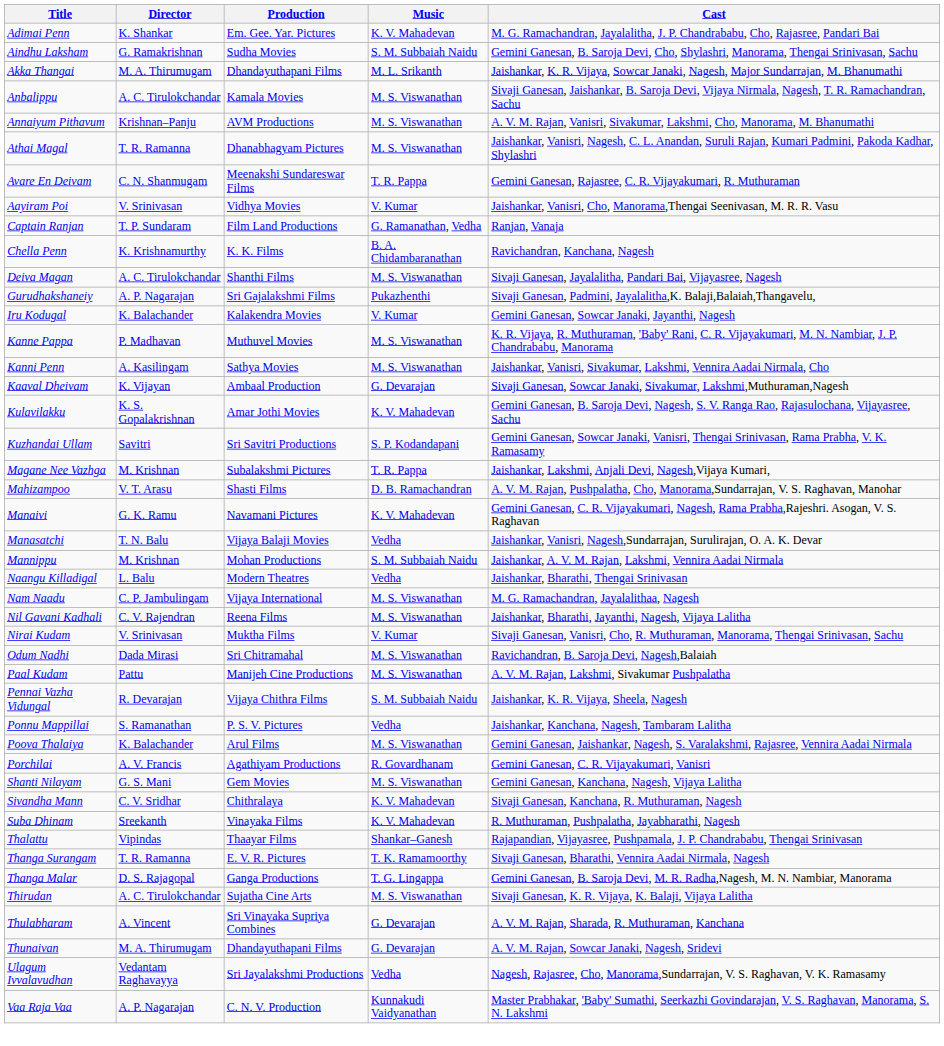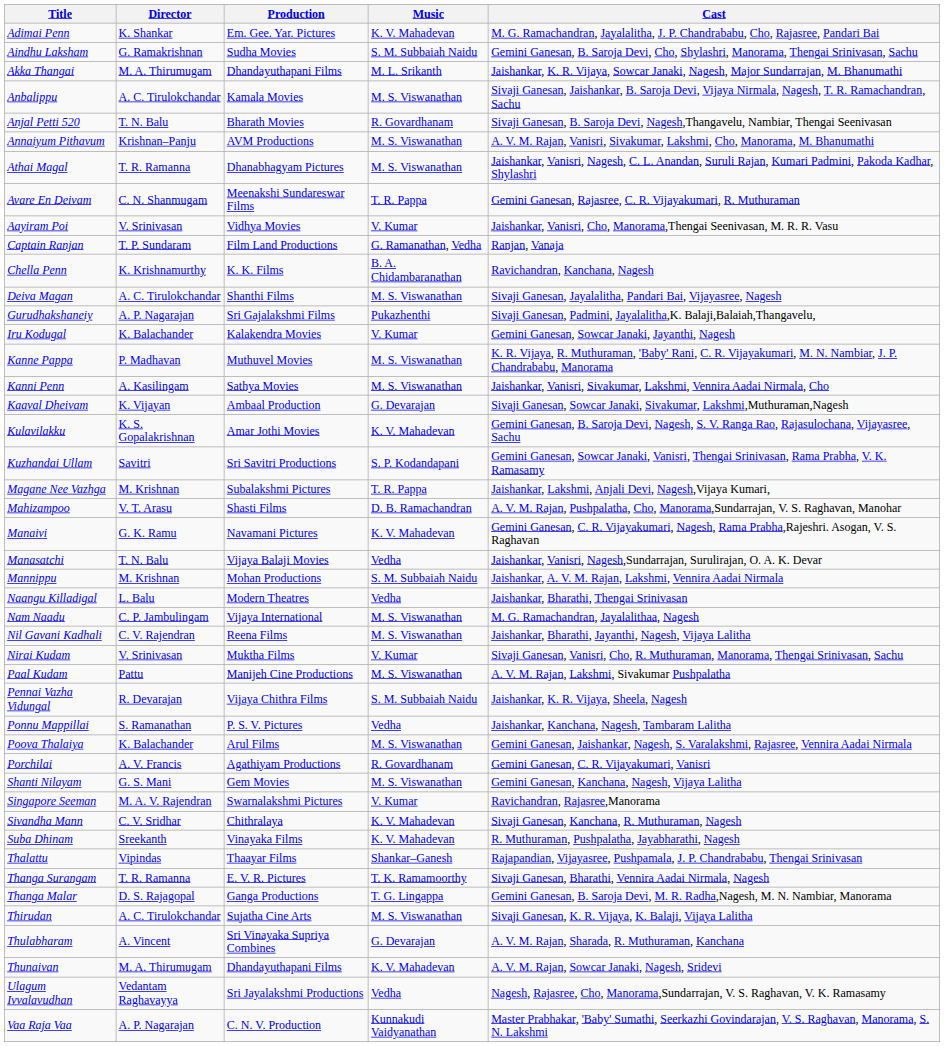+ row: (43, 122)
- row: (38, 654)
+ row: (52, 801)
(403, 948) G. Devarajan -> (413, 967) K. V. Mahadevan
